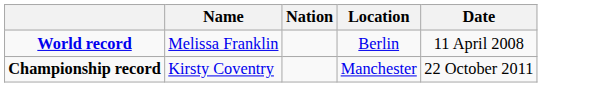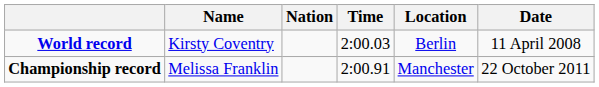+ column: (365, 17)
(223, 43) Melissa Franklin -> (221, 43) Kirsty Coventry
(221, 69) Kirsty Coventry -> (223, 69) Melissa Franklin
